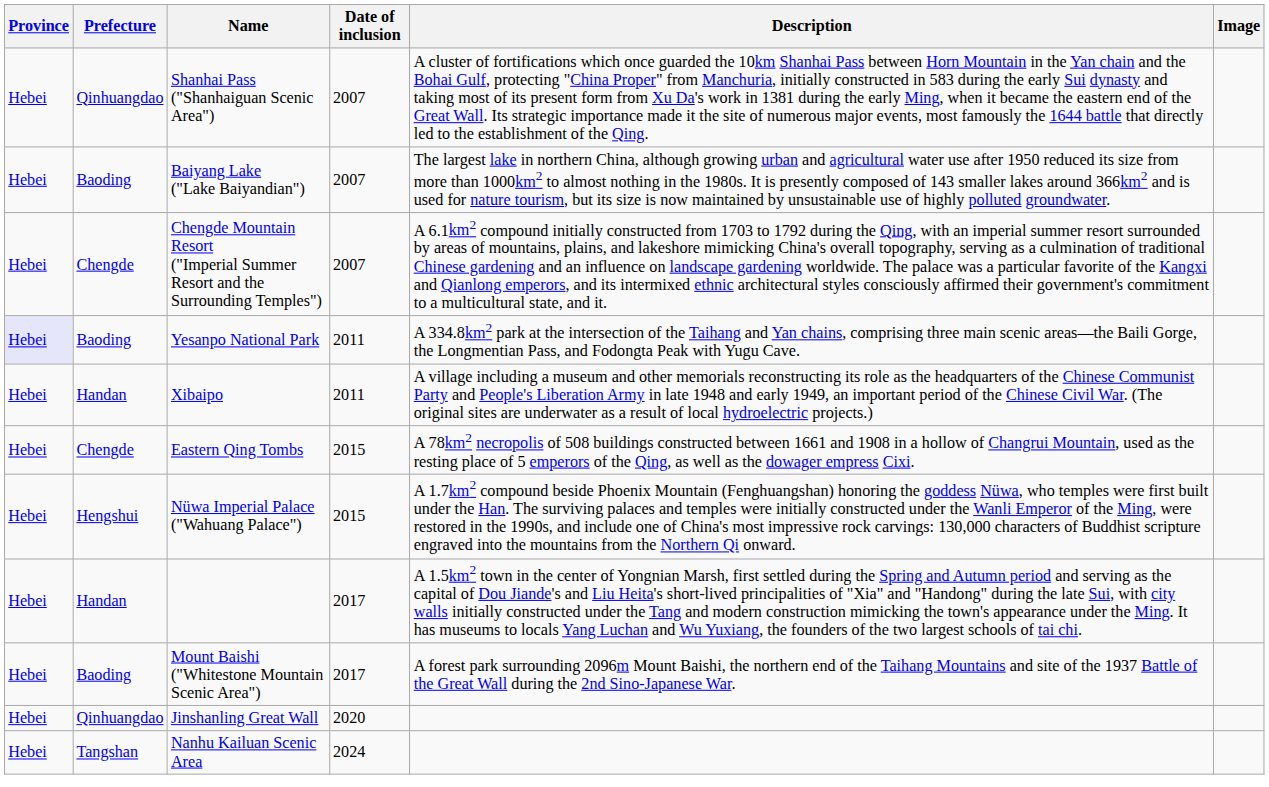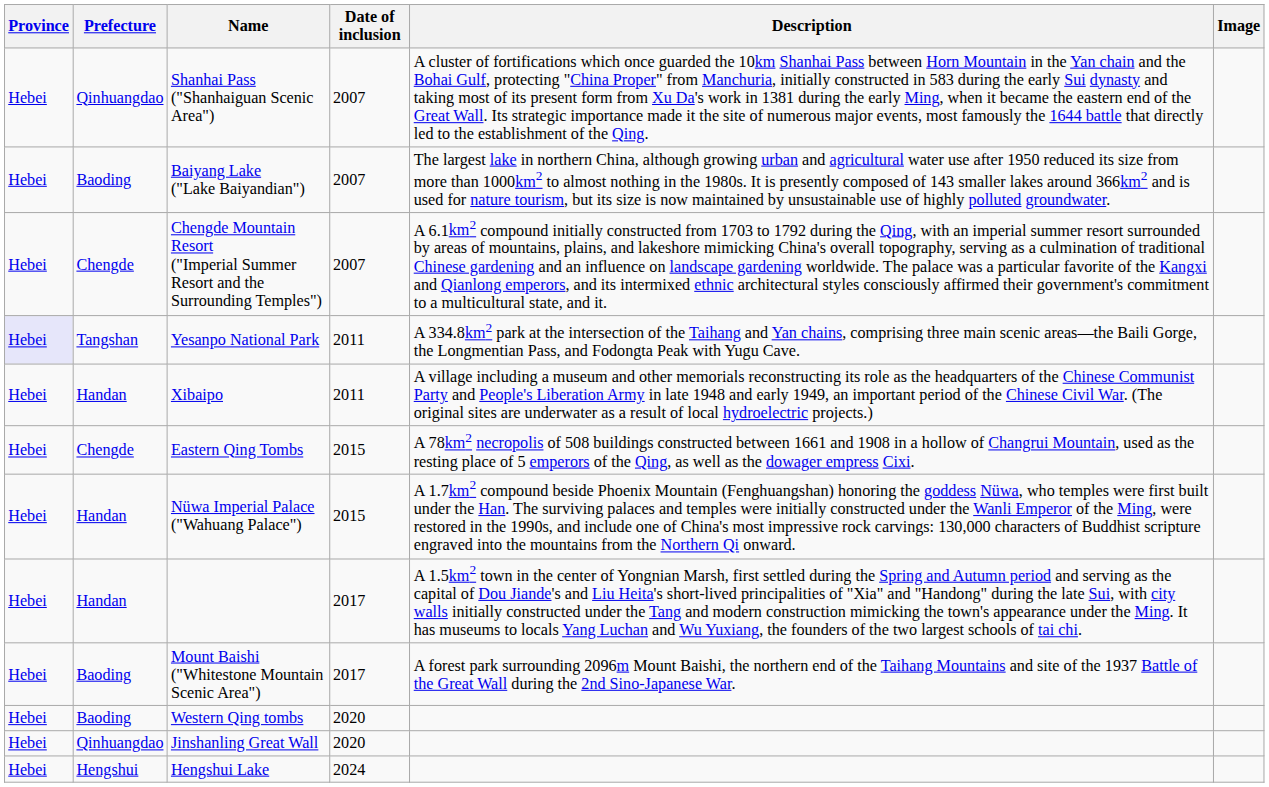(104, 339) Baoding -> (107, 339) Tangshan
(107, 516) Hengshui -> (102, 516) Handan
+ row: (237, 717)
- row: (244, 752)
+ row: (220, 769)
